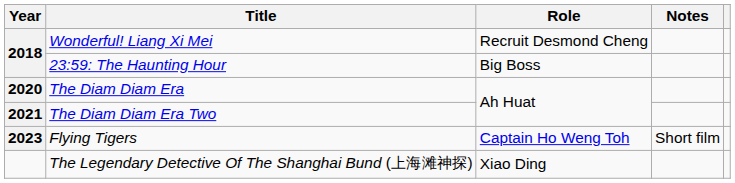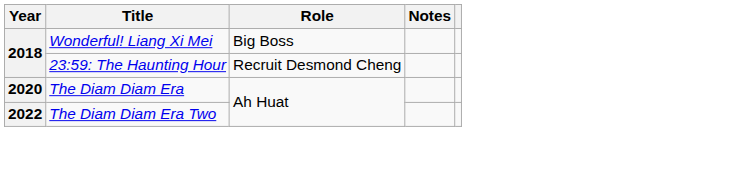(564, 41) Recruit Desmond Cheng -> (263, 41) Big Boss
(510, 65) Big Boss -> (317, 65) Recruit Desmond Cheng
(25, 114) 2021 -> (25, 114) 2022
- row: (93, 138)
- row: (261, 163)
